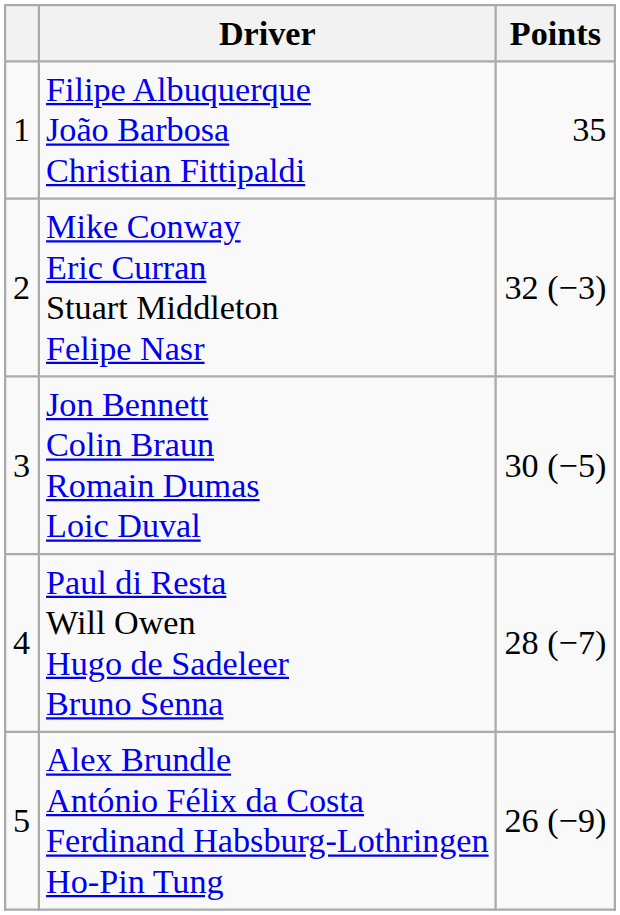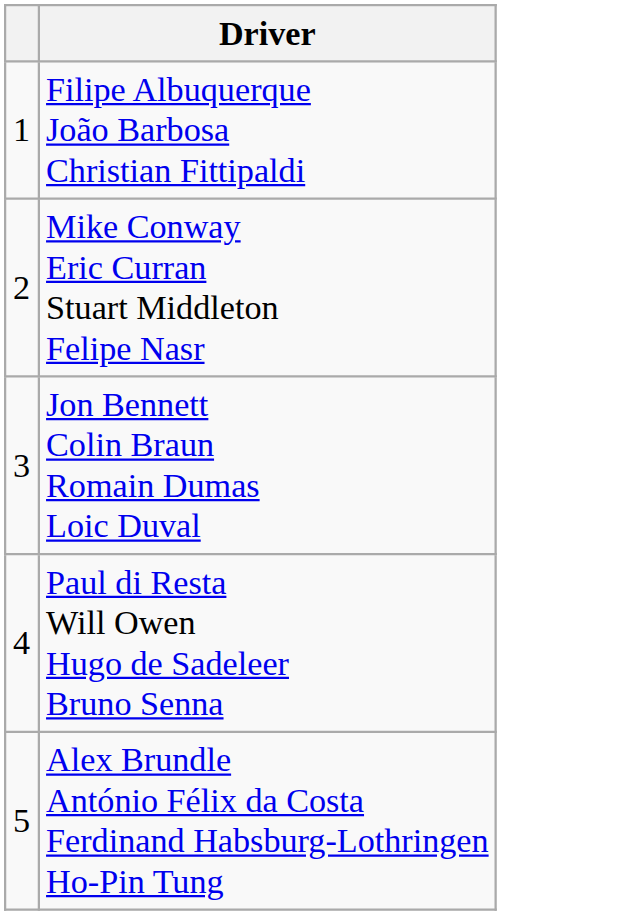- column: (555, 32)
